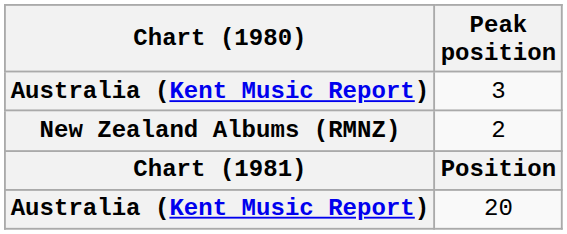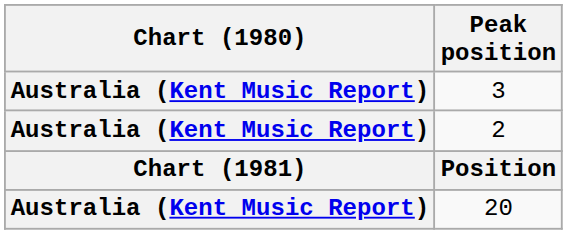(220, 131) New Zealand Albums (RMNZ) -> (220, 131) Australia (Kent Music Report)
